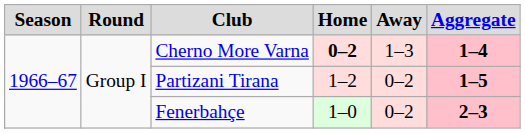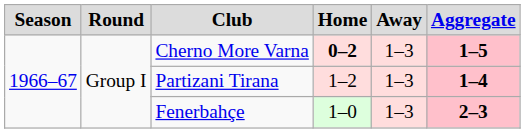(473, 50) 1–4 -> (473, 50) 1–5
(399, 81) 0–2 -> (399, 81) 1–3
(473, 81) 1–5 -> (473, 81) 1–4
(399, 111) 0–2 -> (399, 111) 1–3
